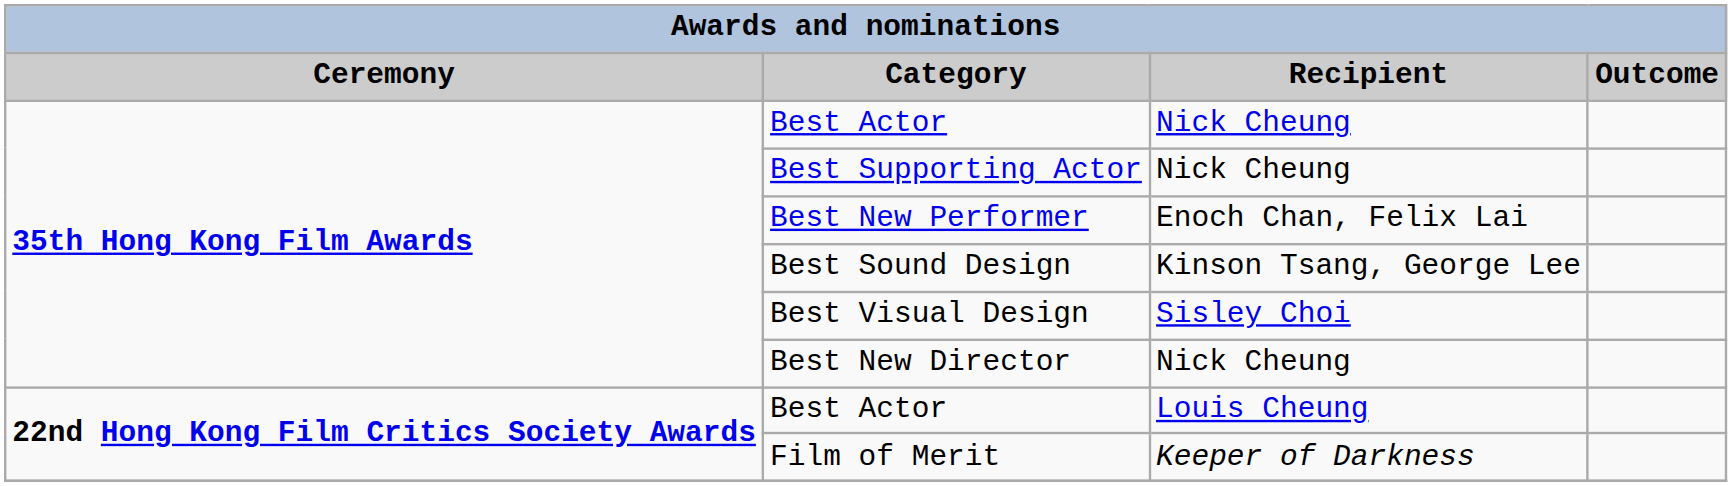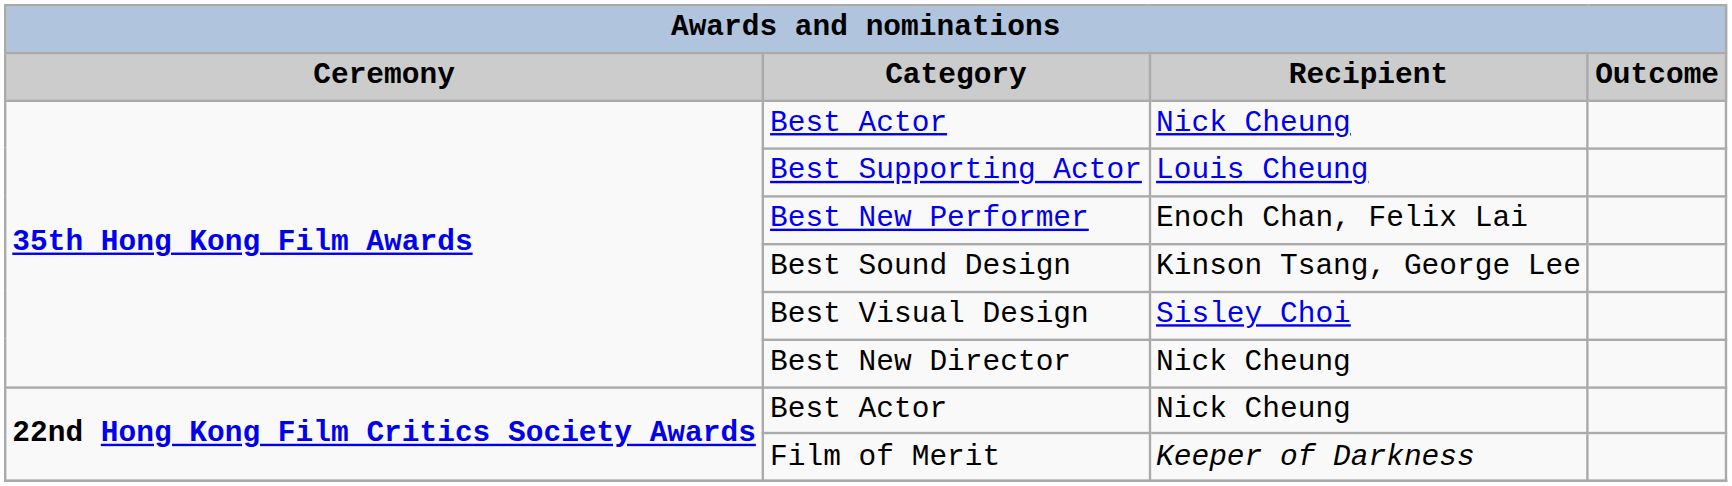(1253, 172) Nick Cheung -> (1262, 172) Louis Cheung
(1262, 411) Louis Cheung -> (1253, 411) Nick Cheung
